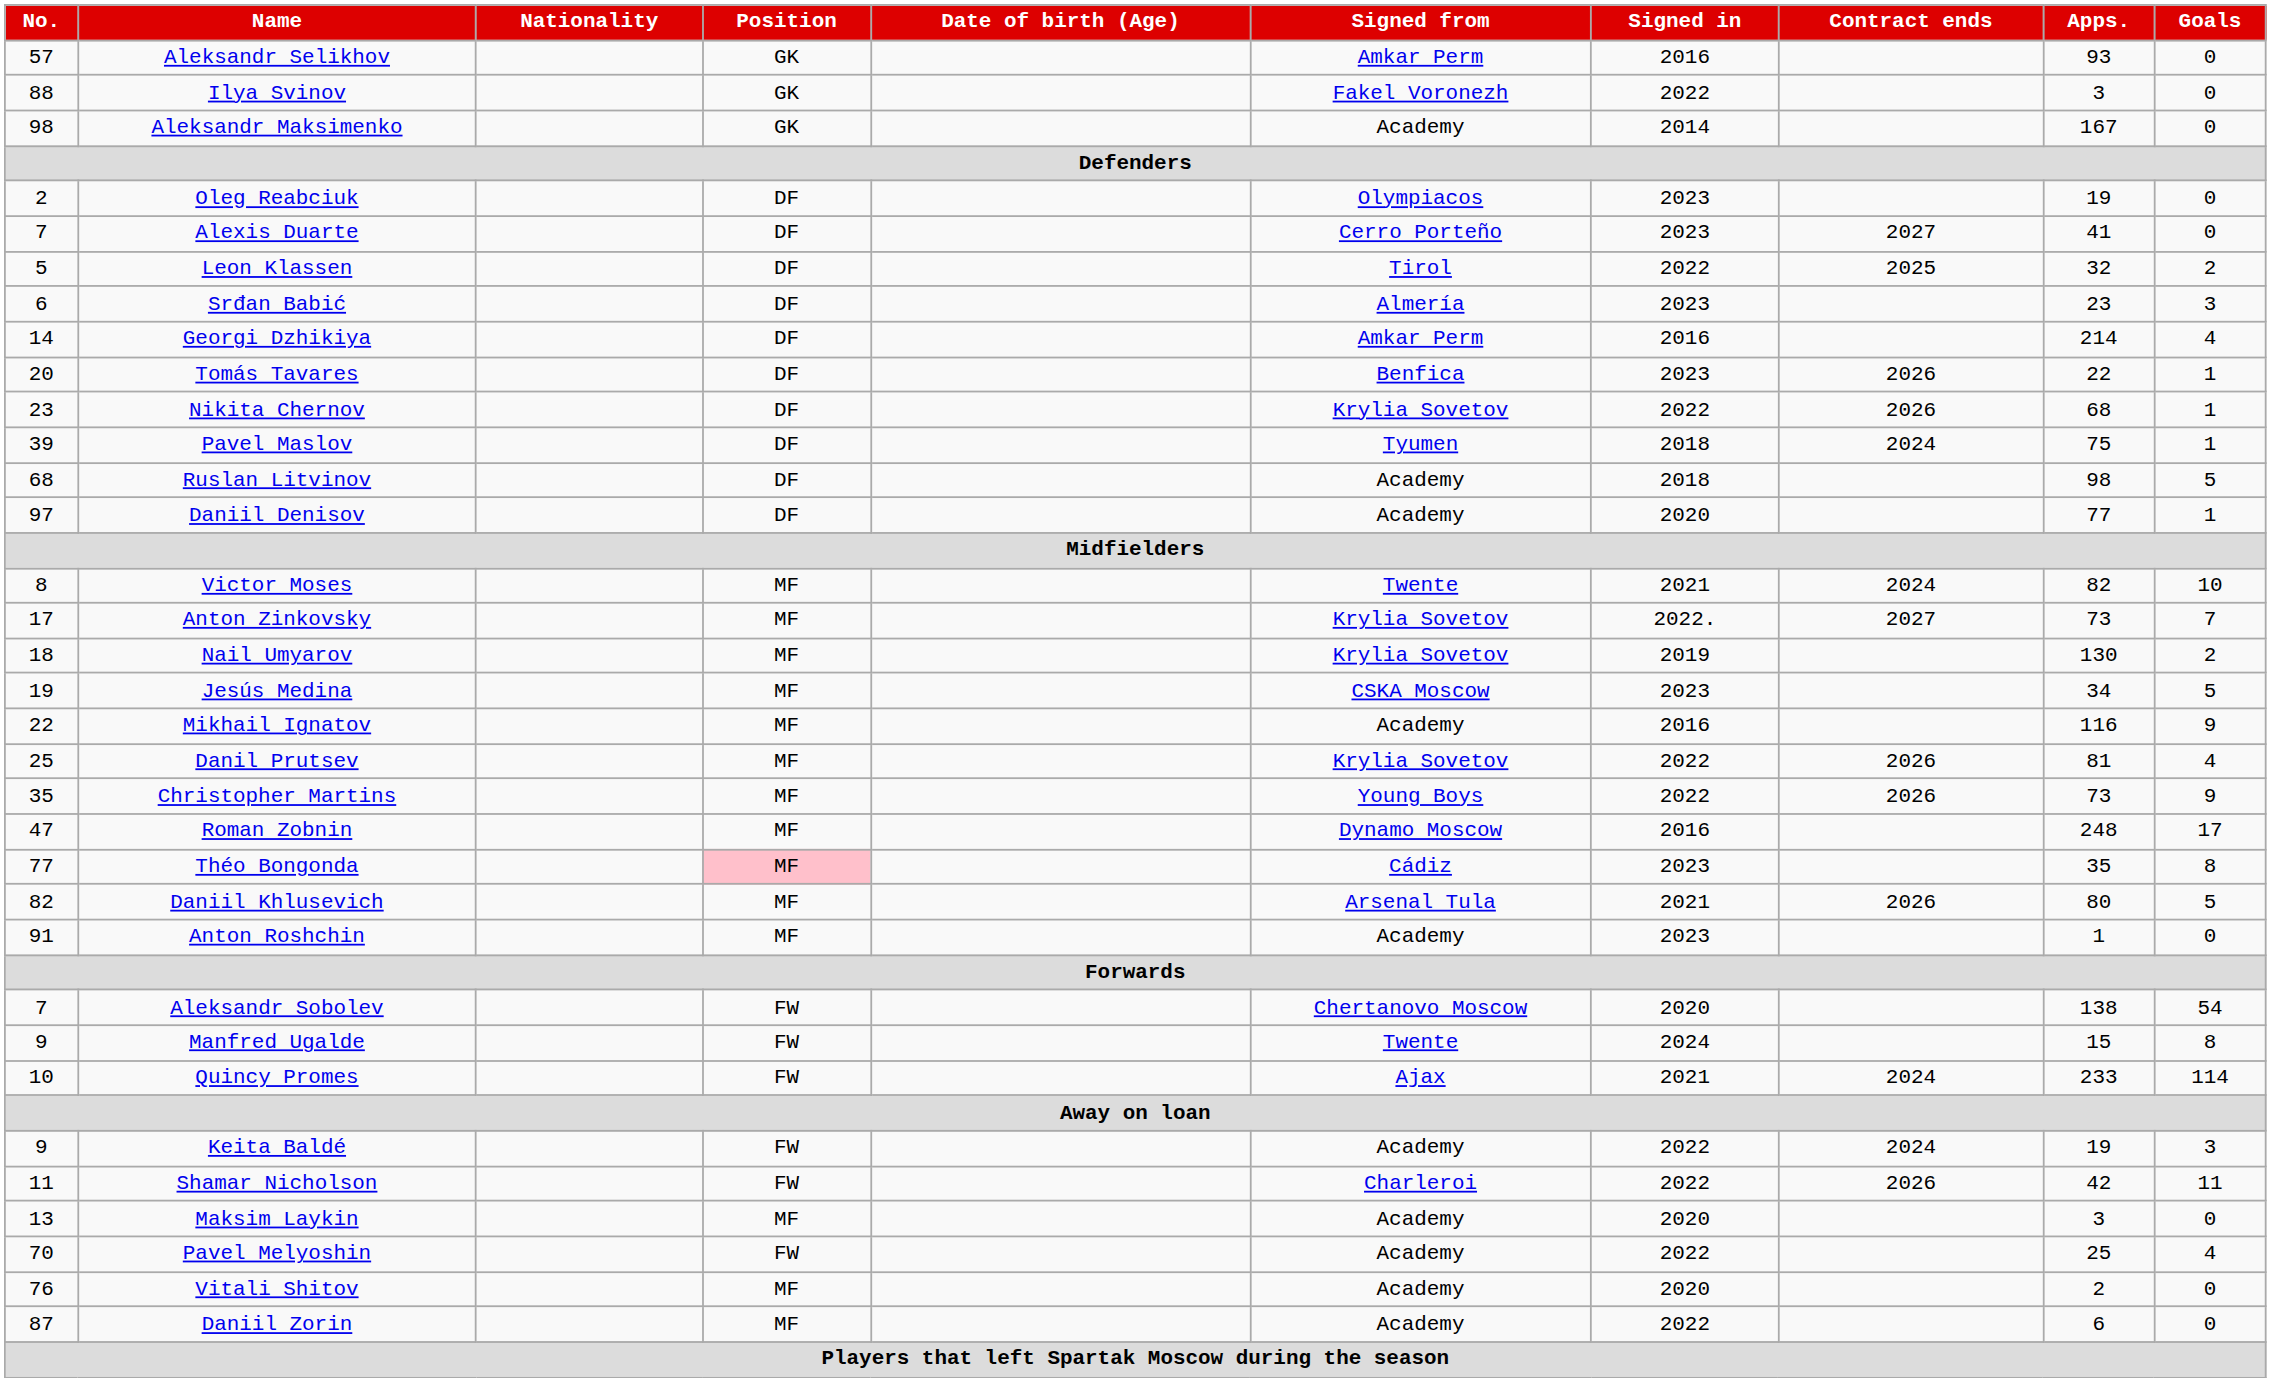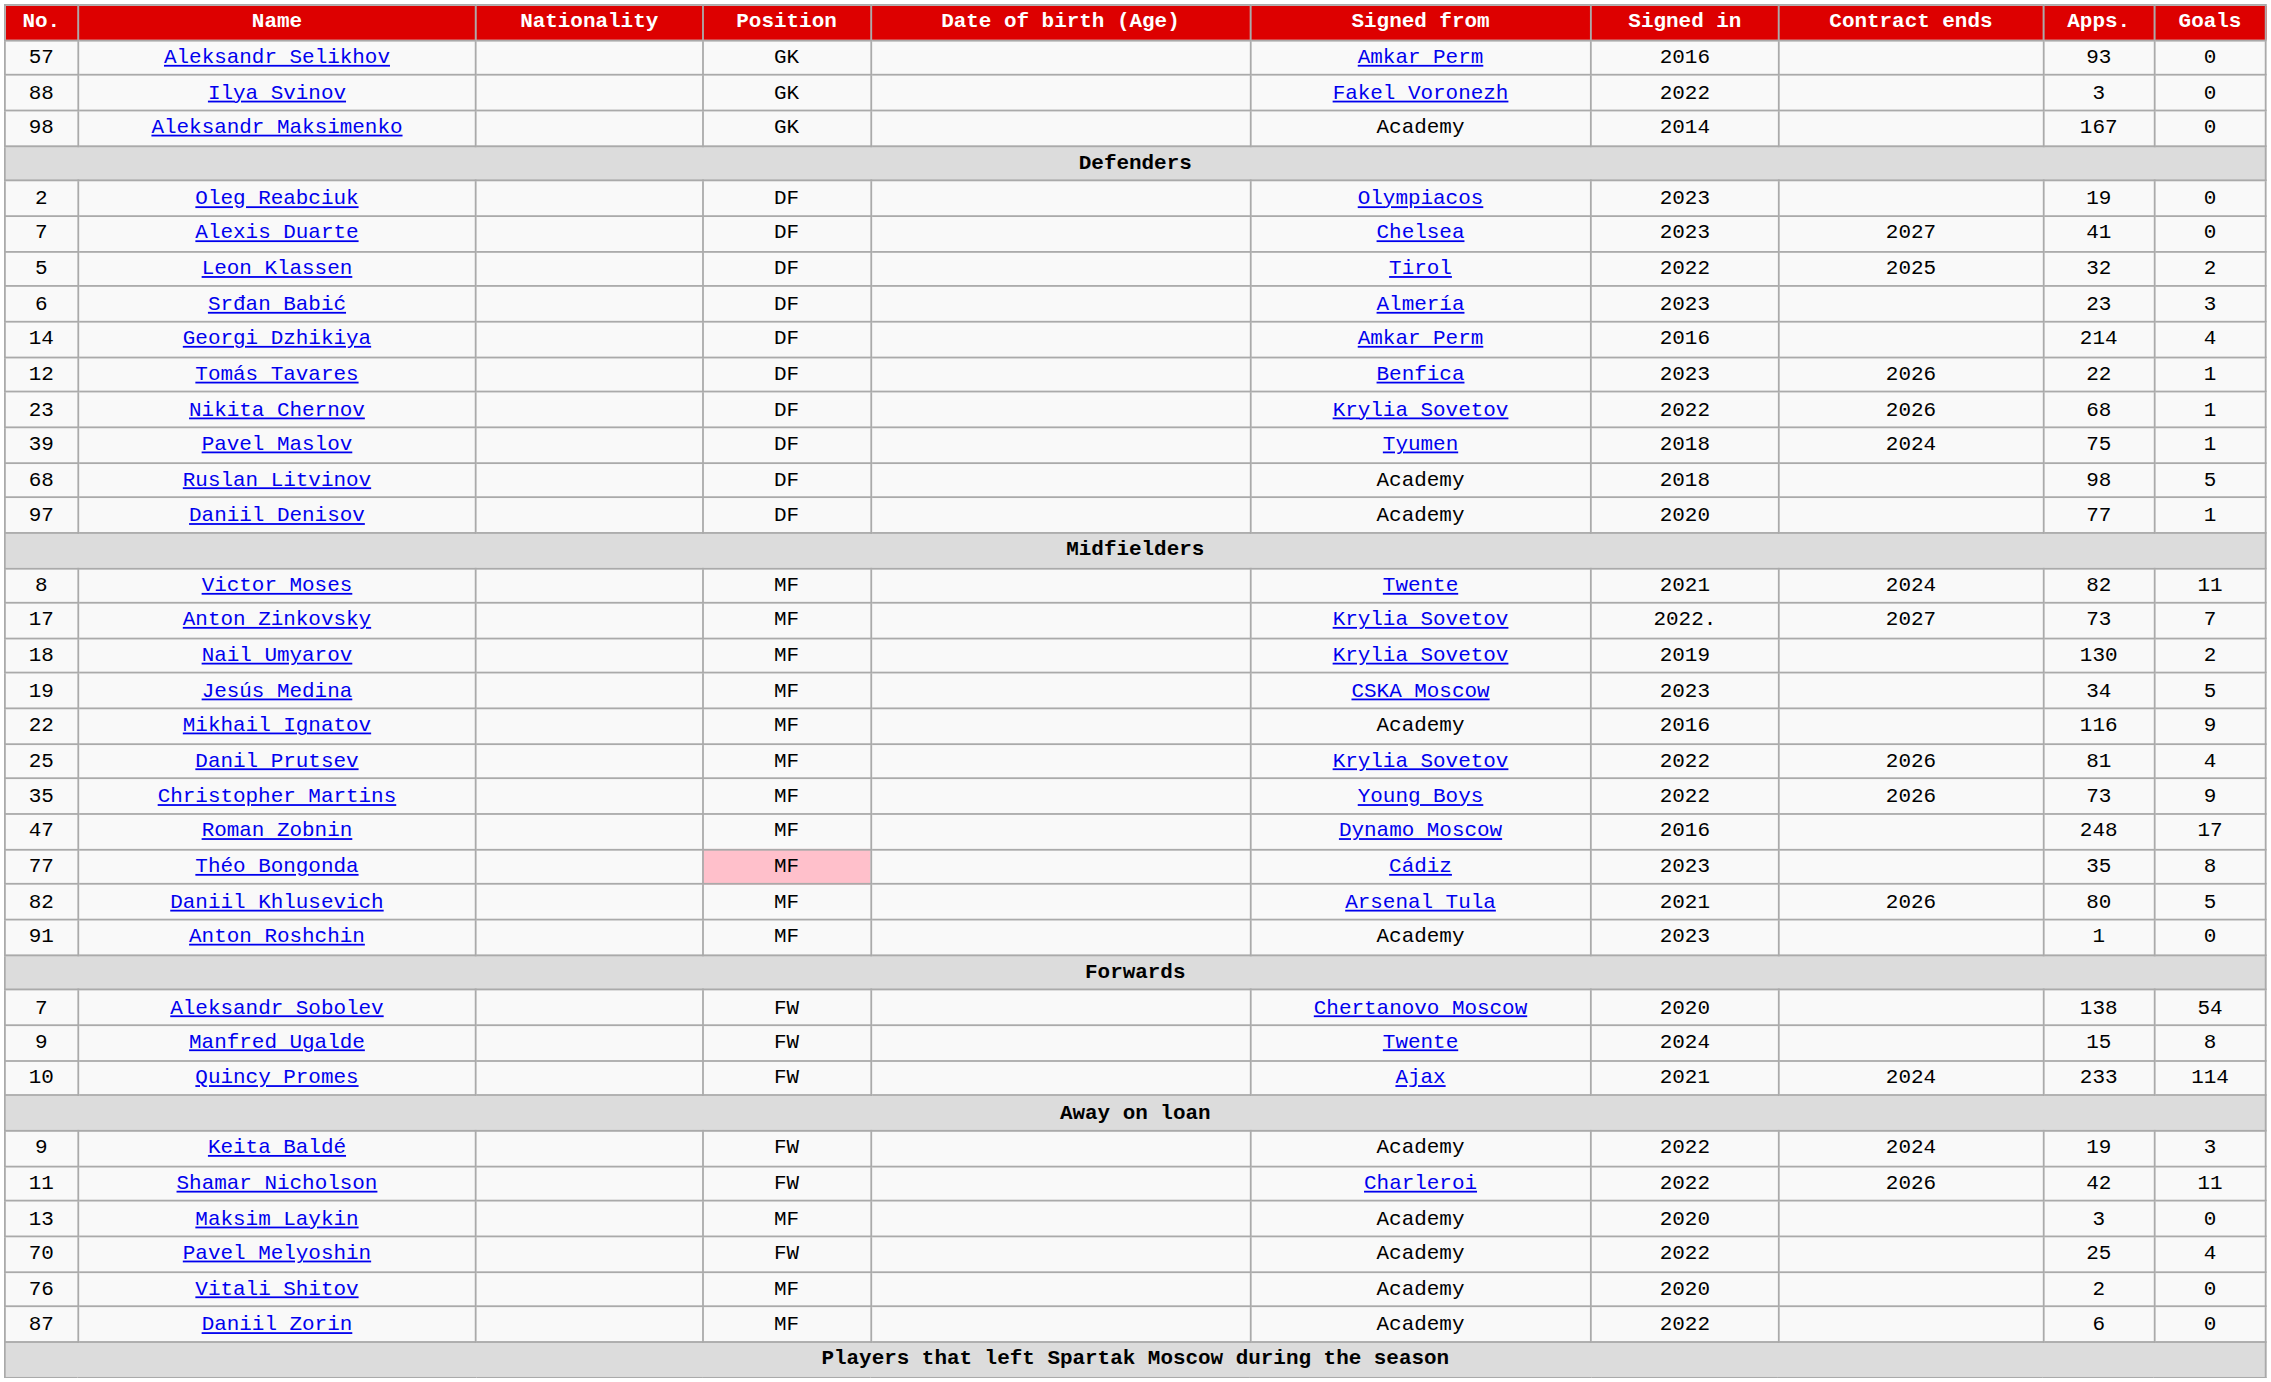(1421, 233) Cerro Porteño -> (1421, 233) Chelsea
(41, 374) 20 -> (41, 374) 12
(2210, 585) 10 -> (2210, 585) 11
